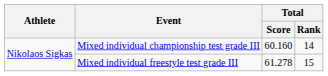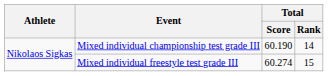(278, 46) 60.160 -> (278, 46) 60.190
(278, 63) 61.278 -> (278, 63) 60.274
